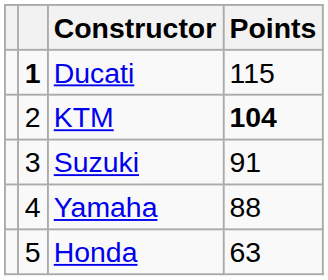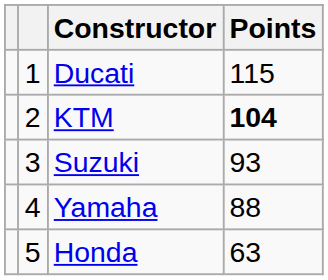(33, 73) bold -> (33, 73) normal
(245, 163) 91 -> (245, 163) 93
